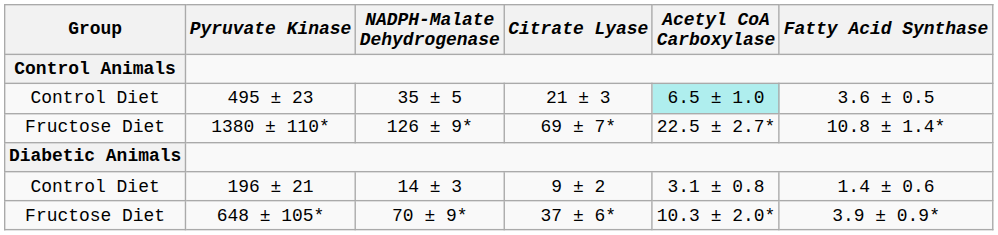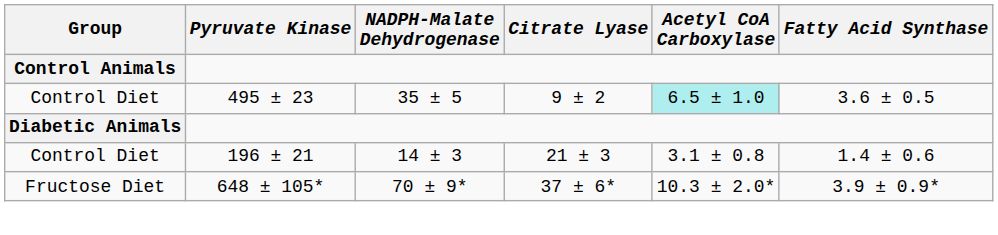(578, 98) 21 ± 3 -> (578, 98) 9 ± 2
- row: (95, 128)
(578, 186) 9 ± 2 -> (578, 157) 21 ± 3
